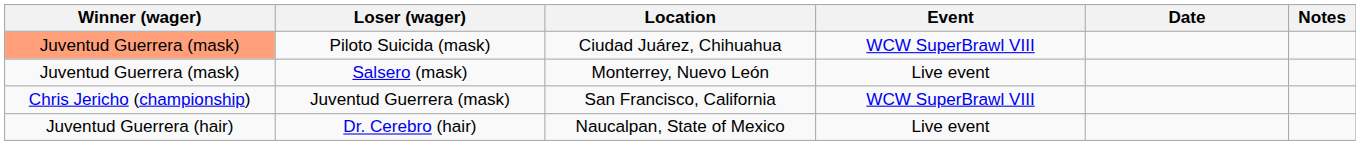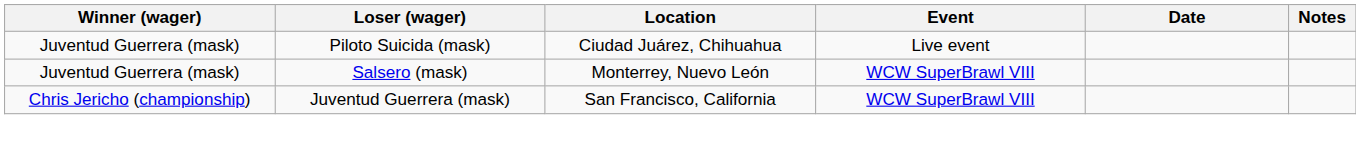(140, 45) lightsalmon background -> (140, 45) no background
(950, 45) WCW SuperBrawl VIII -> (950, 45) Live event
(950, 72) Live event -> (950, 72) WCW SuperBrawl VIII
- row: (410, 126)
